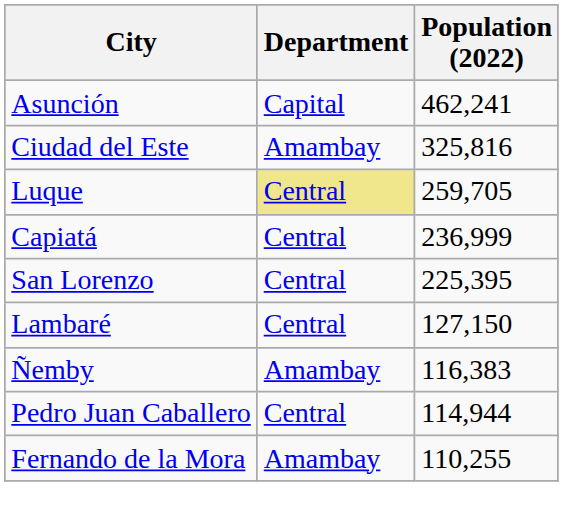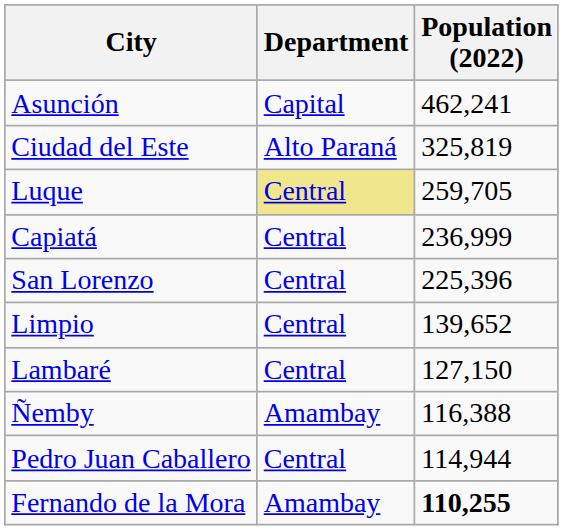(322, 147) Amambay -> (330, 147) Alto Paraná
(467, 147) 325,816 -> (467, 147) 325,819
(467, 280) 225,395 -> (467, 280) 225,396
+ row: (53, 324)
(466, 369) 116,383 -> (466, 413) 116,388
(466, 457) normal -> (466, 502) bold
